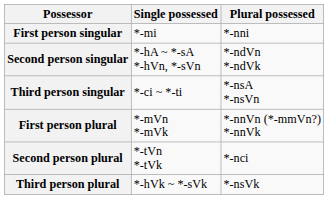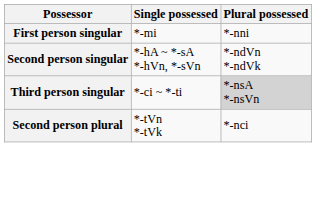(241, 92) no background -> (241, 92) lightgrey background
- row: (68, 125)
- row: (68, 184)
